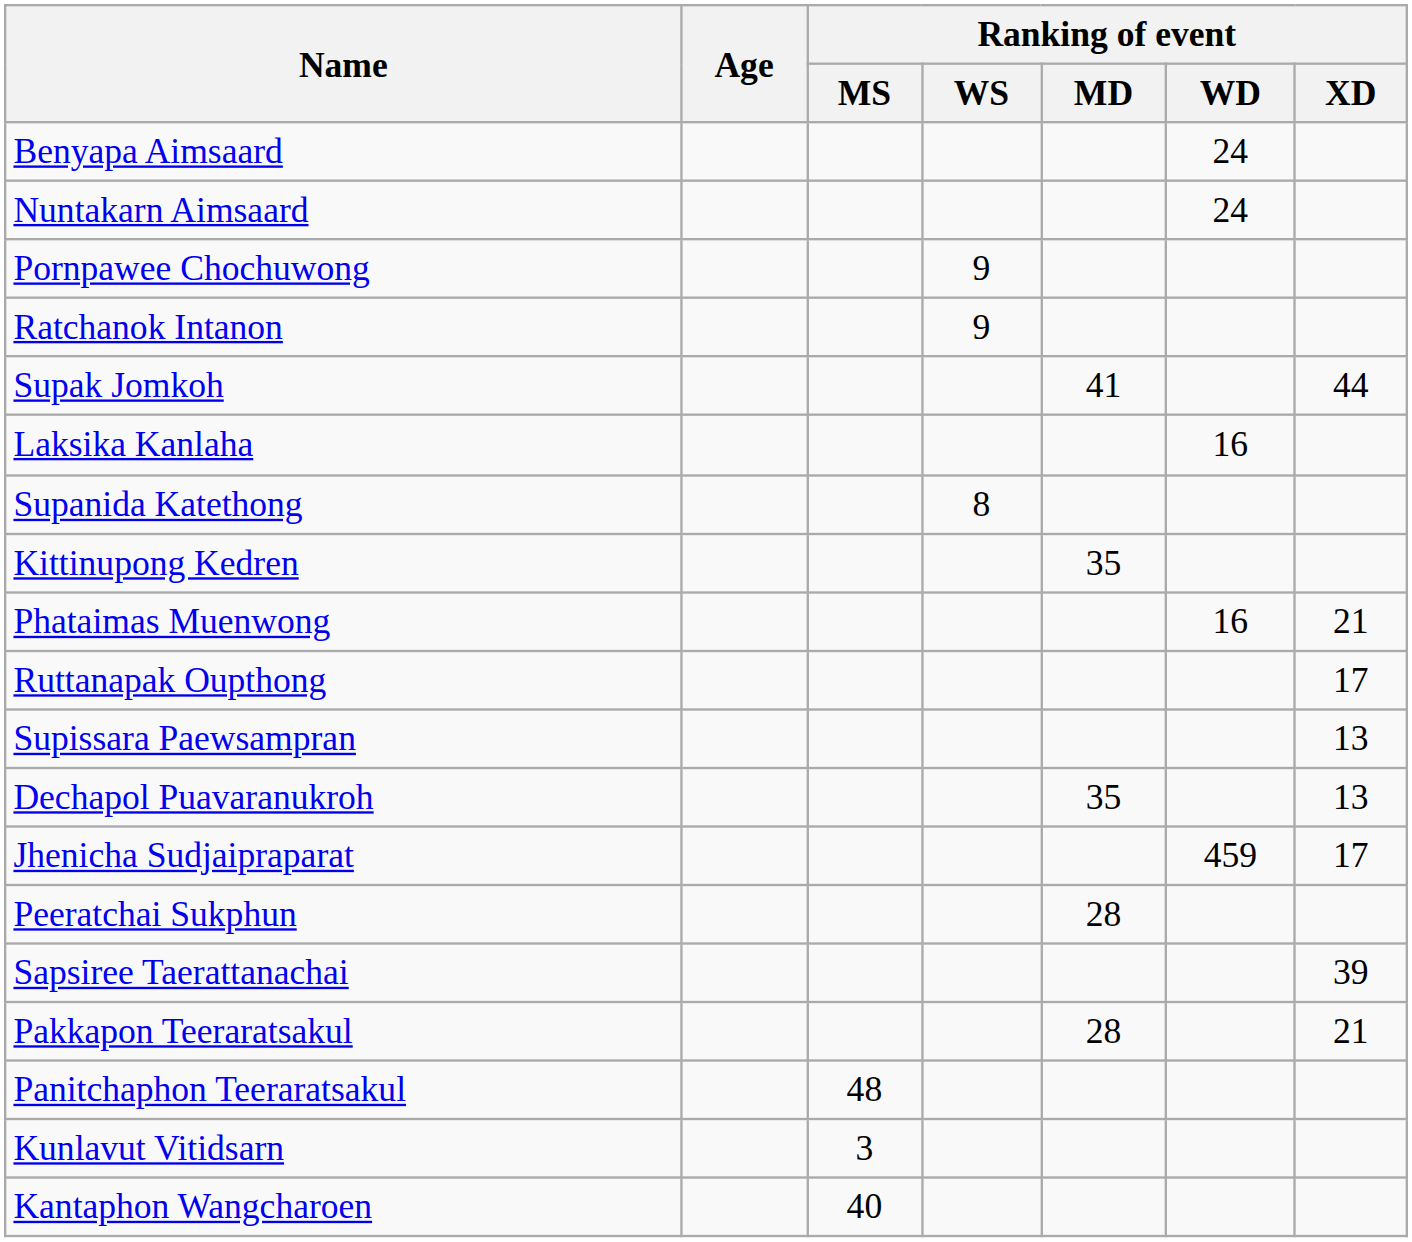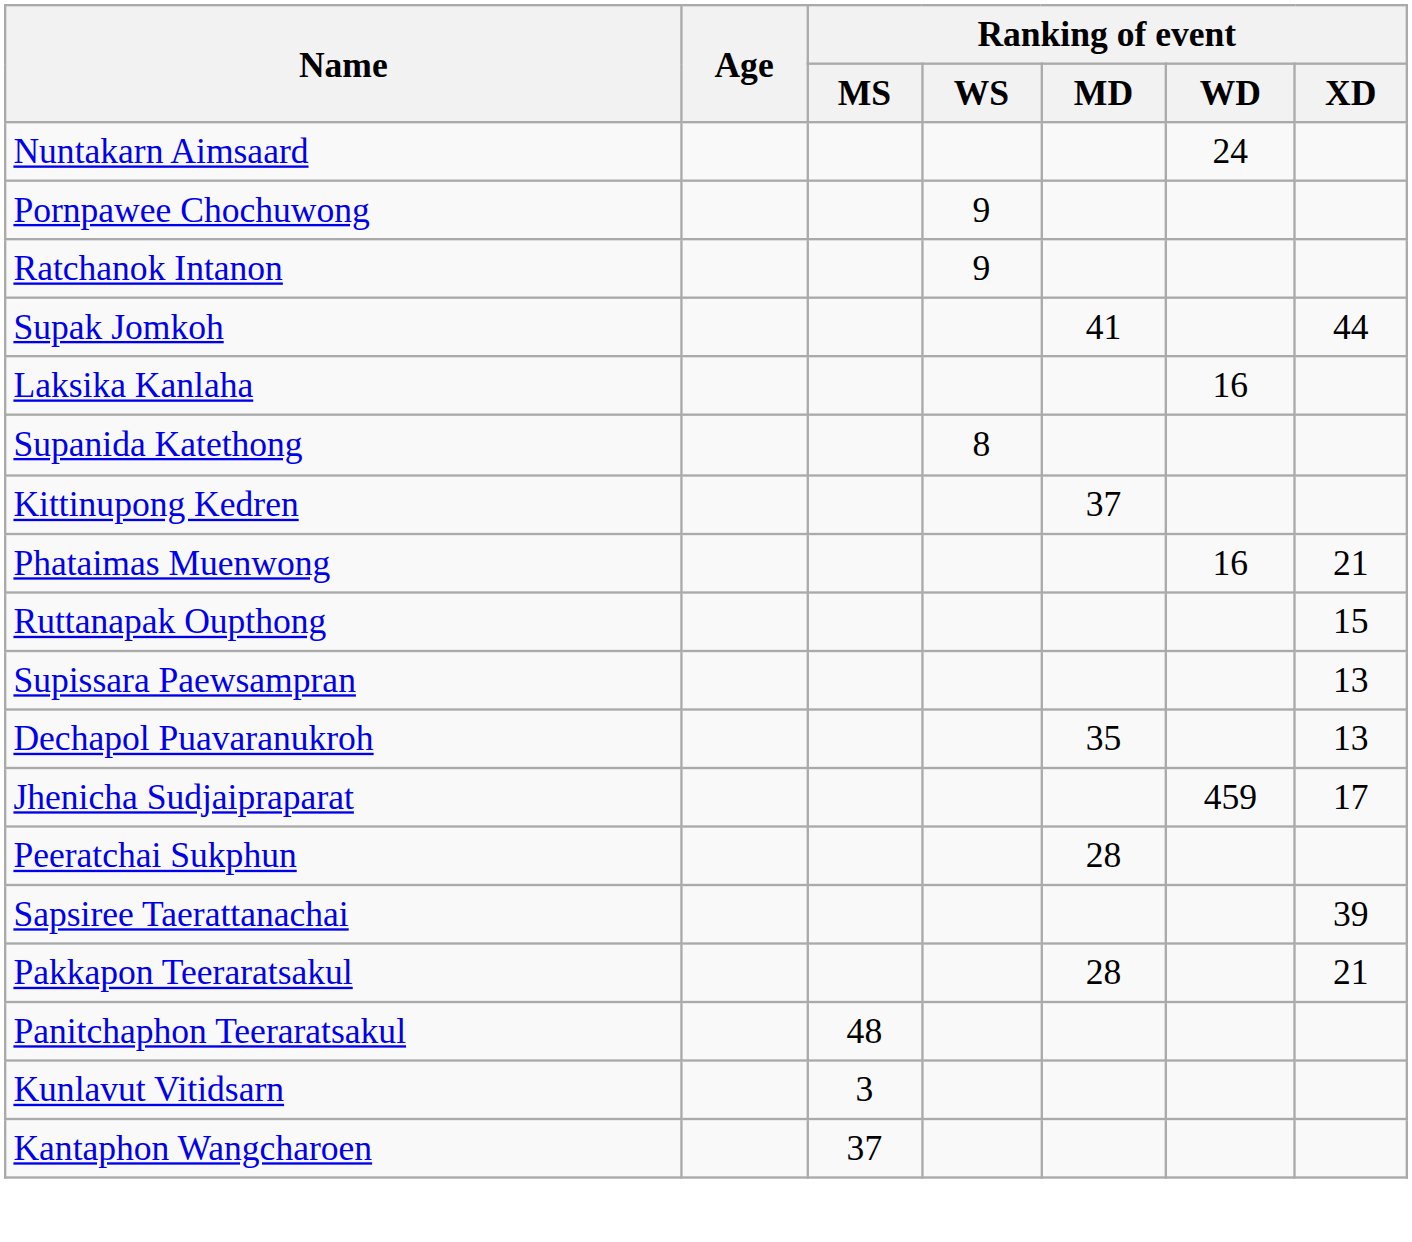- row: (148, 151)
(1103, 561) 35 -> (1103, 503) 37
(1351, 679) 17 -> (1351, 620) 15
(864, 1206) 40 -> (864, 1148) 37
